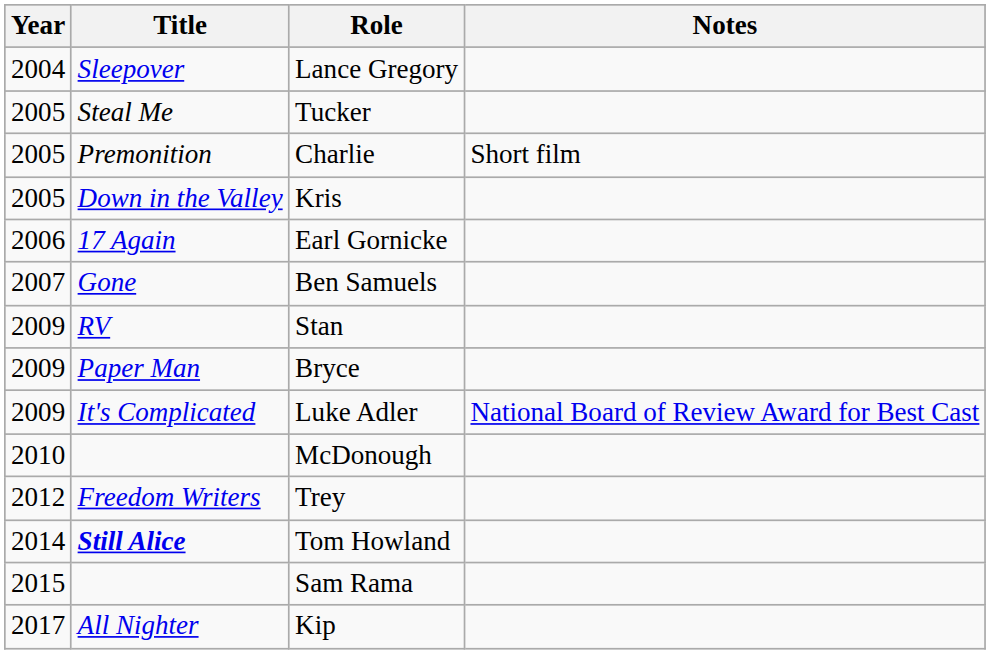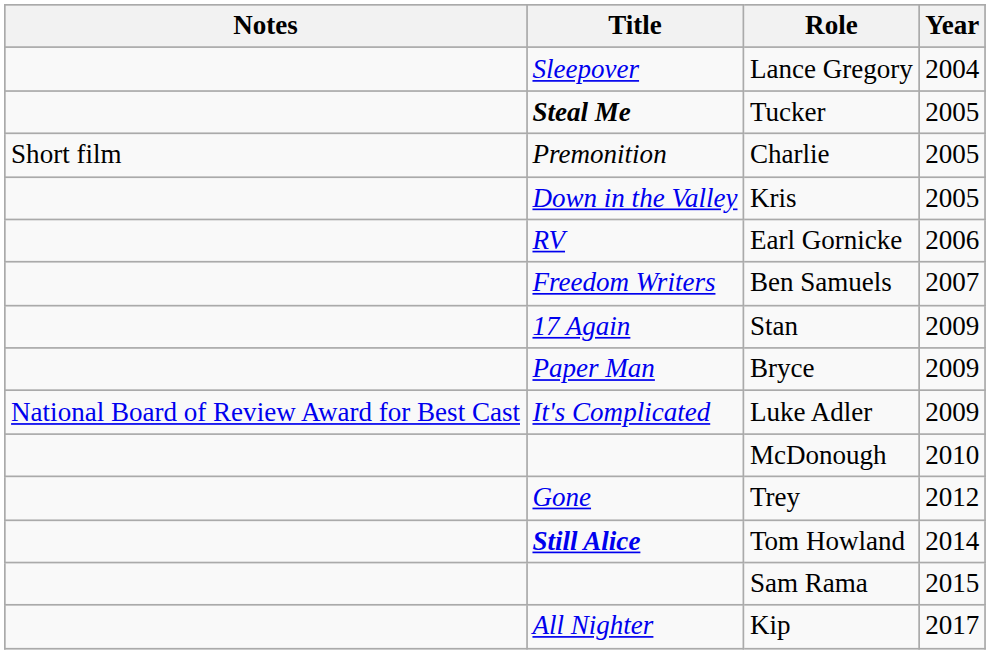columns swapped: (38, 25) <-> (725, 25)
(125, 111) normal -> (582, 111) bold
(127, 240) 17 Again -> (549, 240) RV
(107, 283) Gone -> (624, 283) Freedom Writers
(94, 326) RV -> (581, 326) 17 Again
(169, 497) Freedom Writers -> (562, 497) Gone
